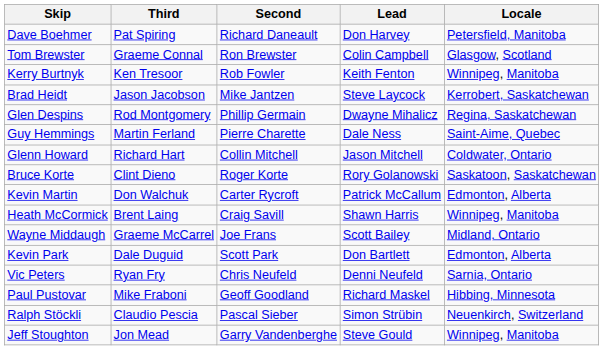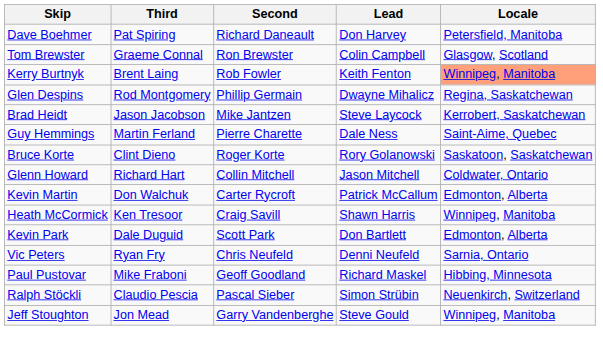(148, 74) Ken Tresoor -> (146, 74) Brent Laing
(503, 74) no background -> (499, 74) lightsalmon background
rows swapped: (45, 114) <-> (37, 94)
rows swapped: (48, 154) <-> (41, 174)
(146, 214) Brent Laing -> (148, 214) Ken Tresoor
- row: (56, 235)
